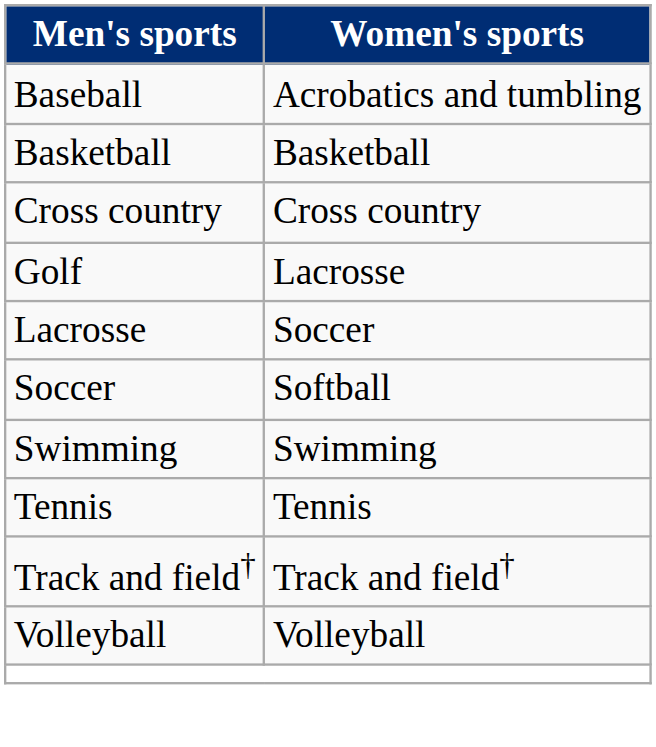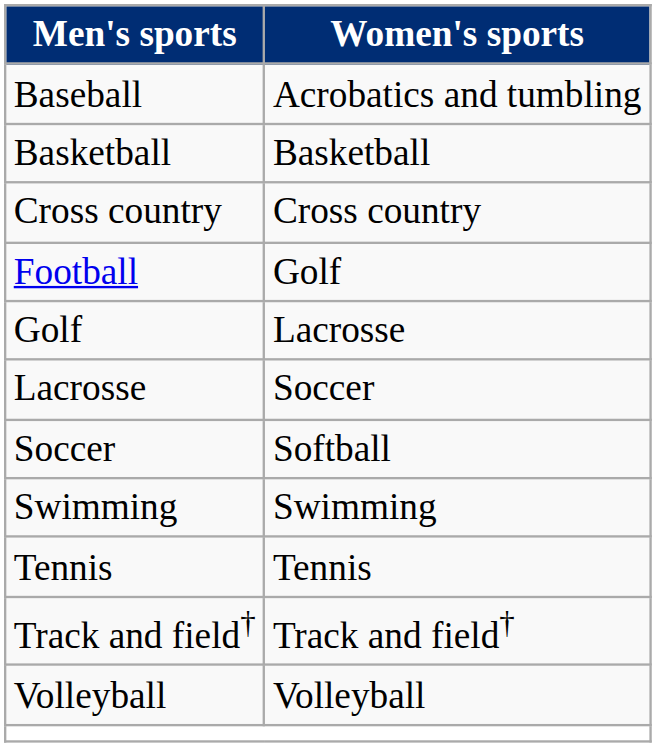+ row: (76, 270)
